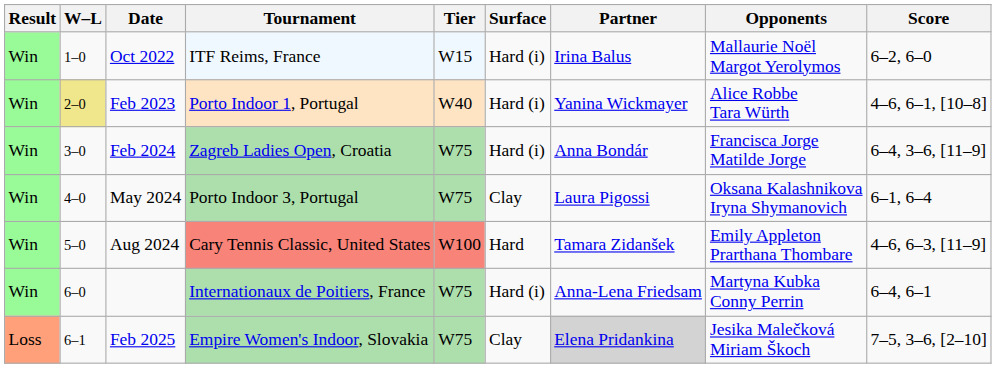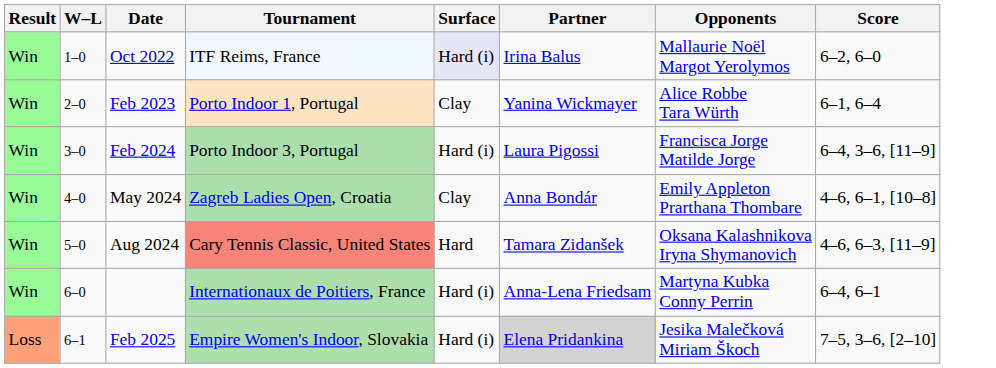- column: (460, 18)
(517, 55) no background -> (466, 55) lavender background
(75, 104) khaki background -> (75, 104) no background
(517, 103) Hard (i) -> (455, 103) Clay
(929, 103) 4–6, 6–1, [10–8] -> (850, 103) 6–1, 6–4
(290, 150) Zagreb Ladies Open, Croatia -> (274, 150) Porto Indoor 3, Portugal
(601, 150) Anna Bondár -> (551, 150) Laura Pigossi
(274, 197) Porto Indoor 3, Portugal -> (290, 197) Zagreb Ladies Open, Croatia
(602, 197) Laura Pigossi -> (550, 197) Anna Bondár
(786, 197) Oksana Kalashnikova Iryna Shymanovich -> (731, 197) Emily Appleton Prarthana Thombare
(901, 197) 6–1, 6–4 -> (878, 197) 4–6, 6–1, [10–8]
(781, 244) Emily Appleton Prarthana Thombare -> (736, 244) Oksana Kalashnikova Iryna Shymanovich
(505, 339) Clay -> (466, 339) Hard (i)
